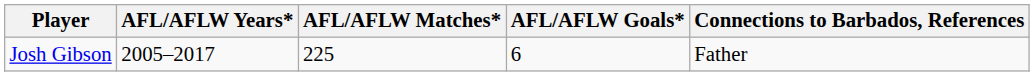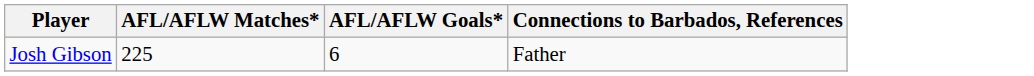- column: (207, 20)
